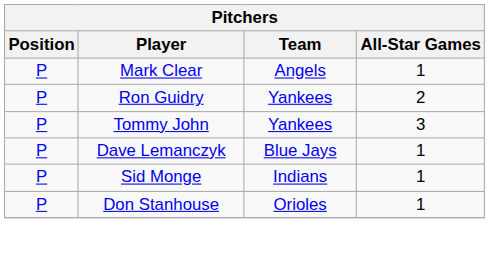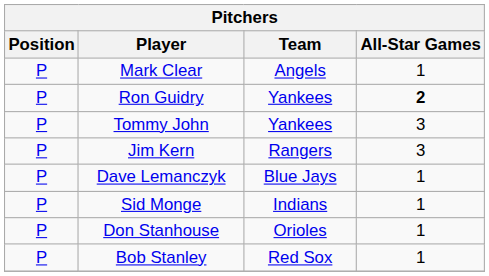(421, 97) normal -> (421, 97) bold
+ row: (161, 151)
+ row: (161, 257)
